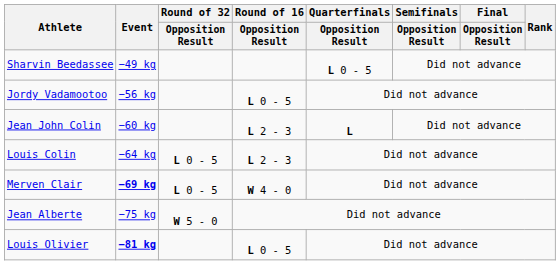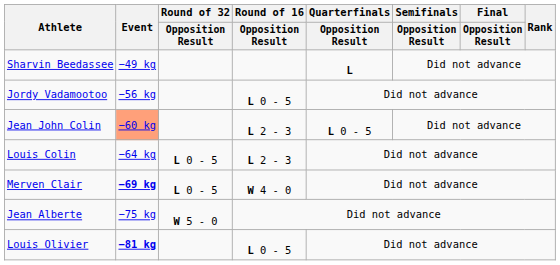(350, 71) L 0 - 5 -> (350, 71) L
(137, 124) no background -> (137, 124) lightsalmon background
(350, 131) L -> (350, 131) L 0 - 5
